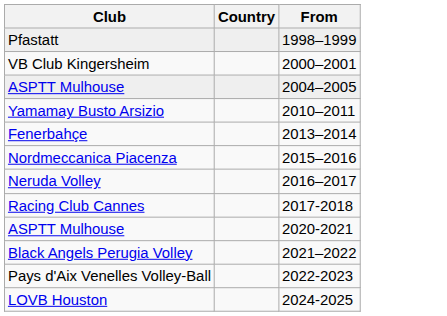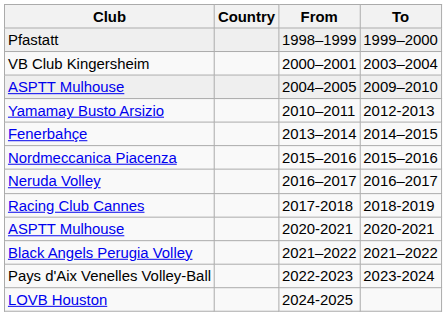+ column: (401, 16)
